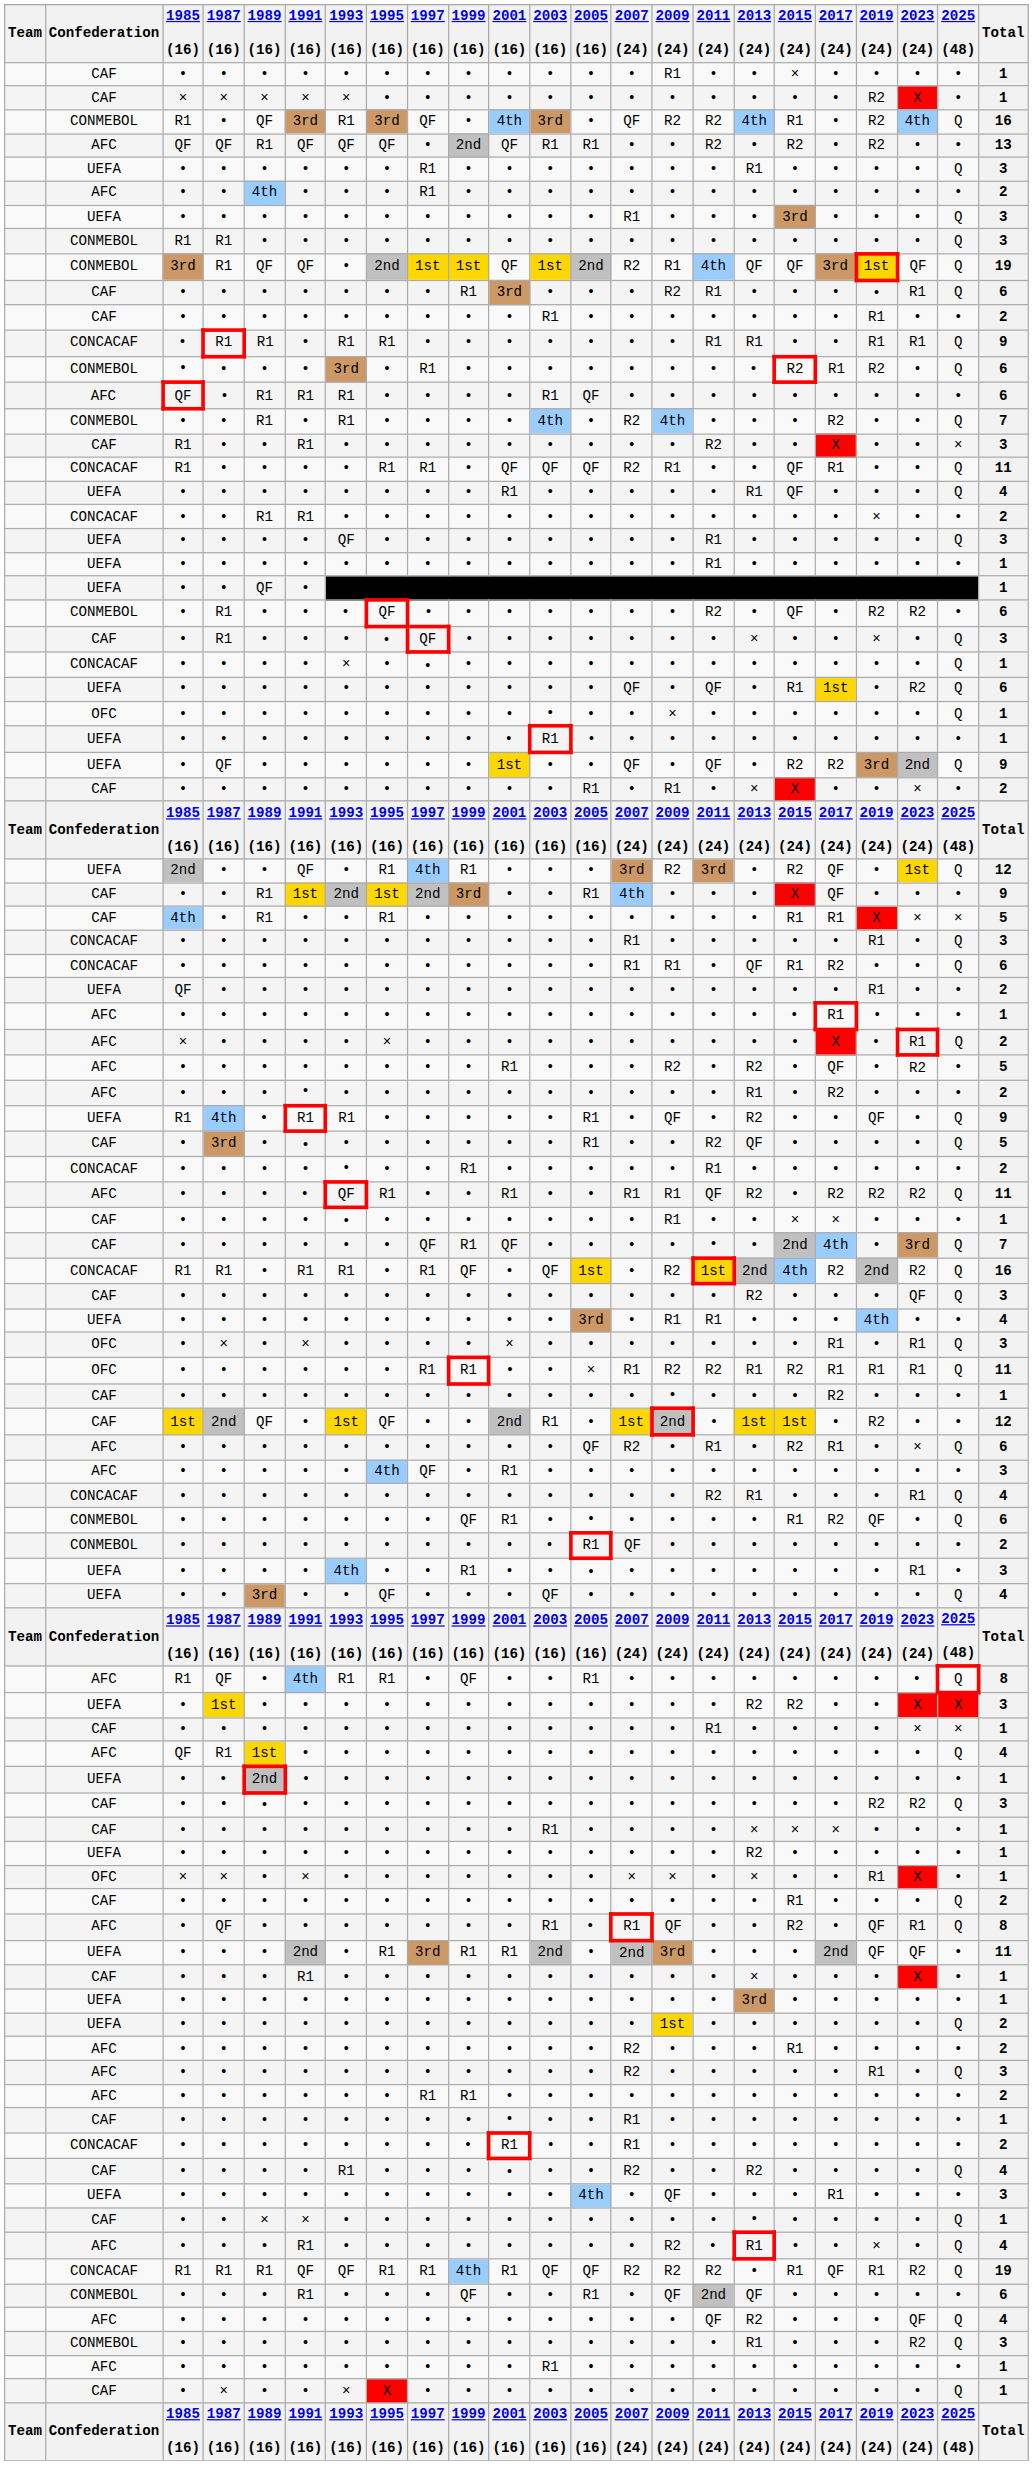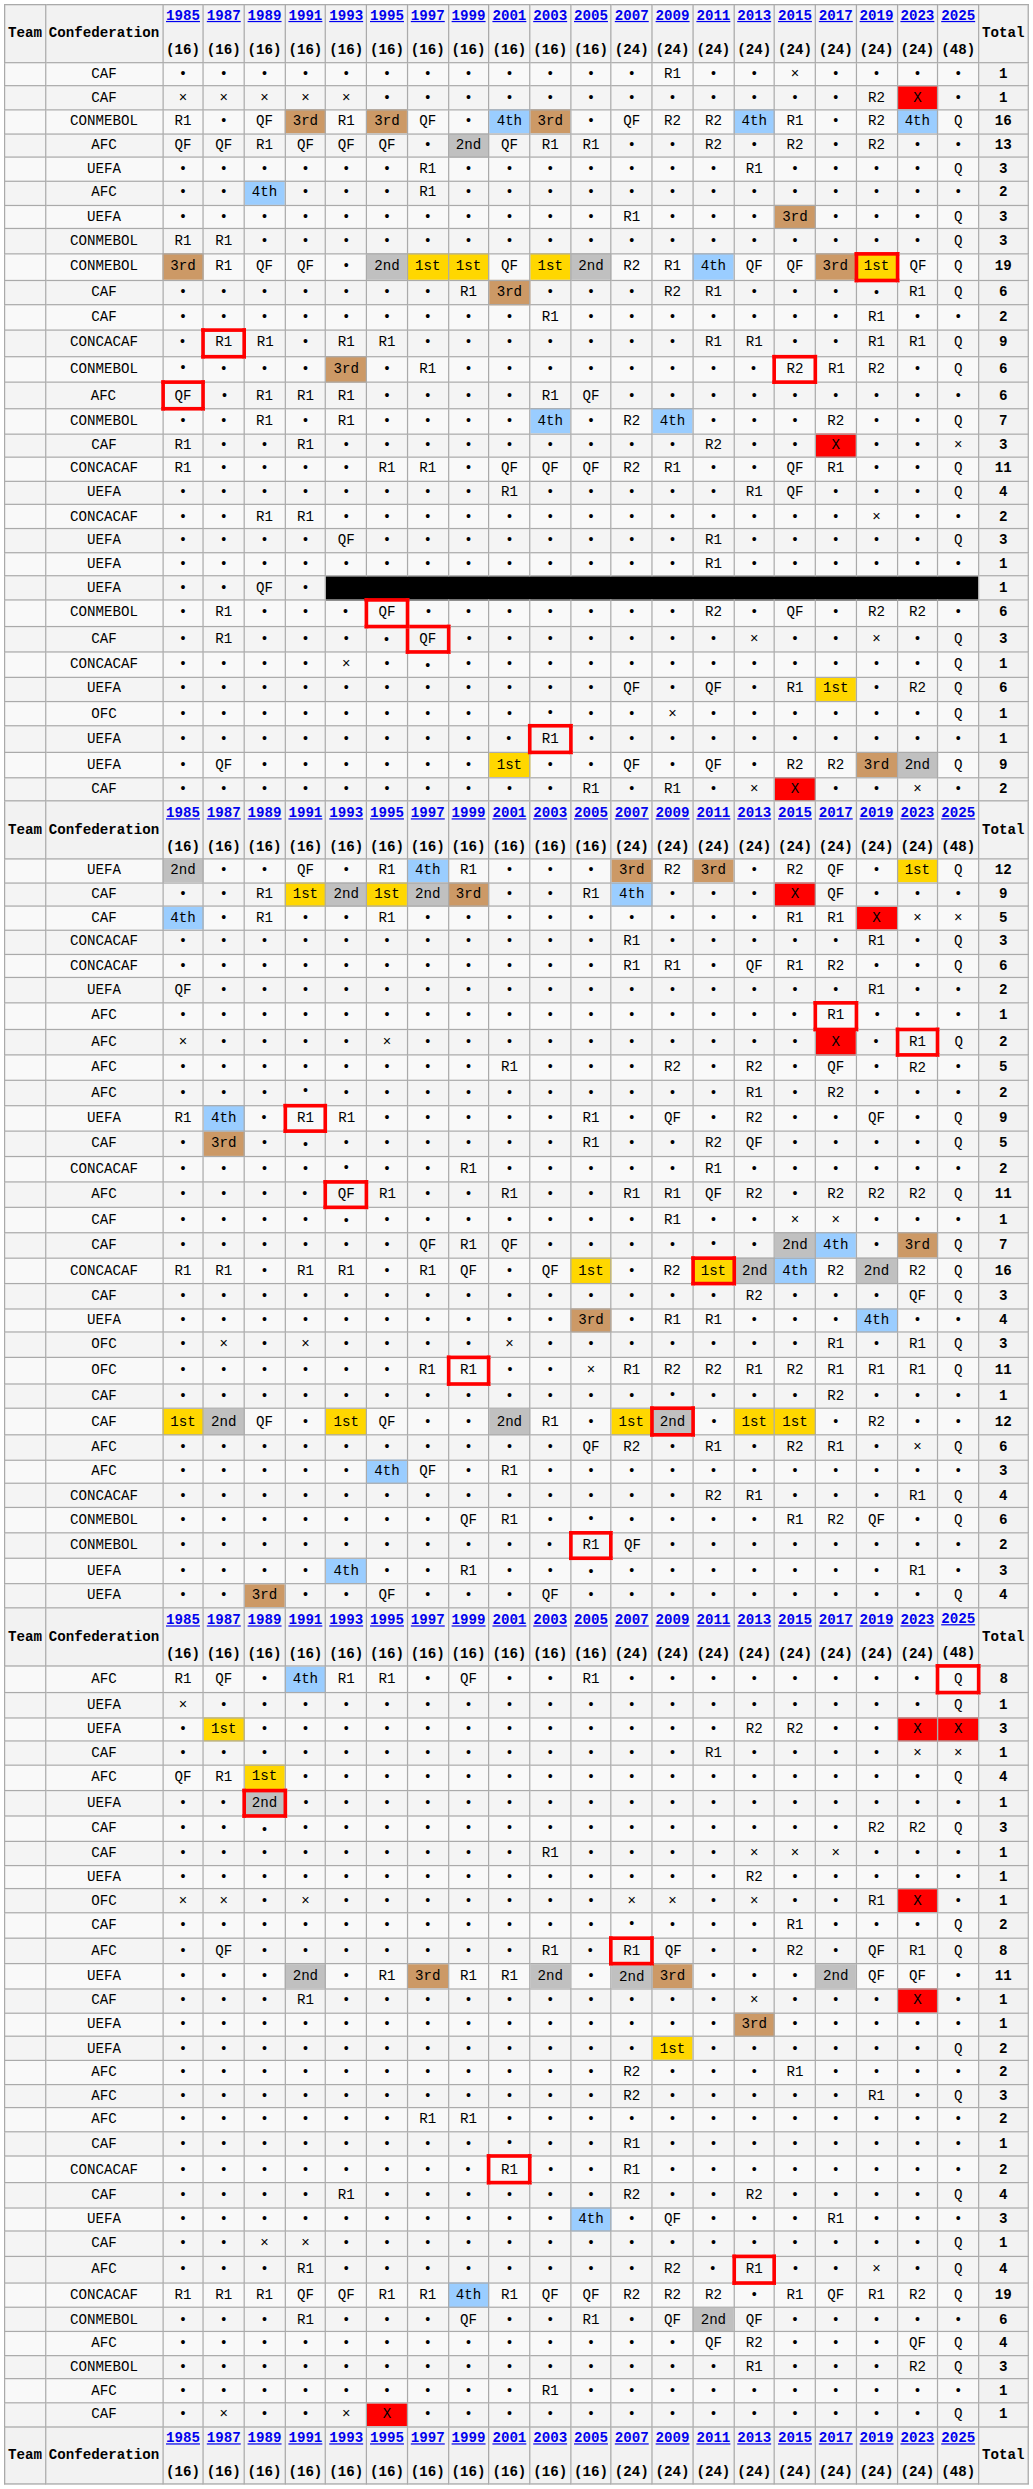+ row: (104, 1705)
